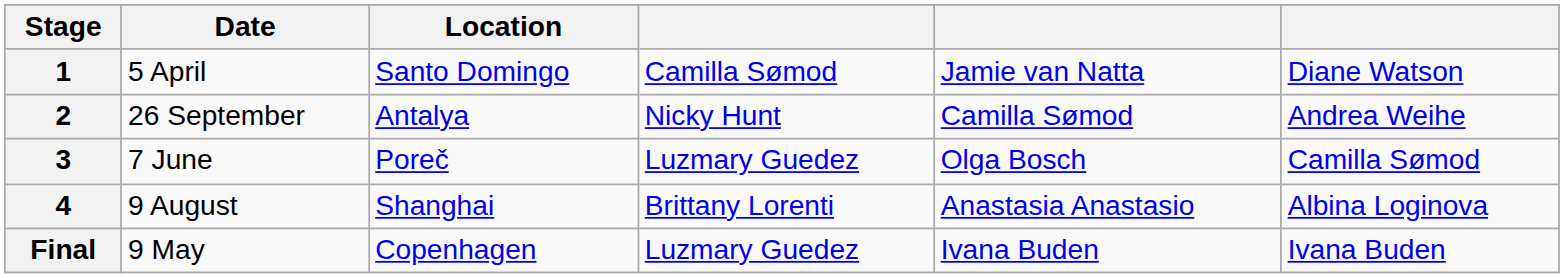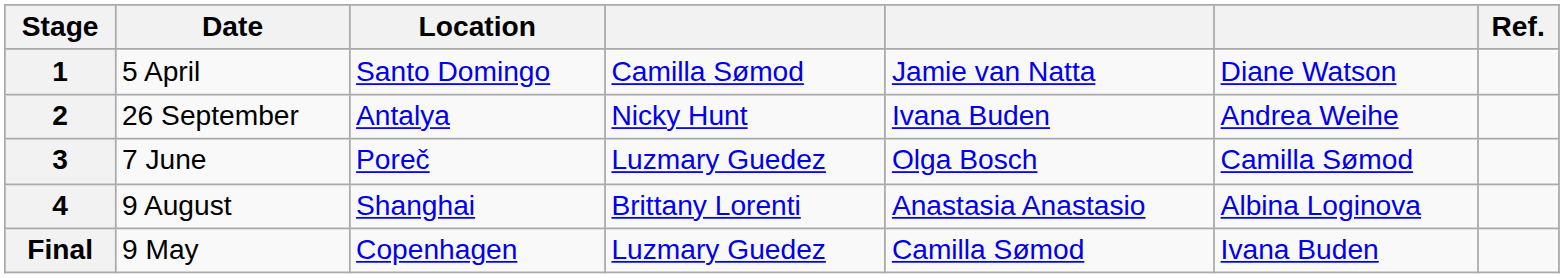+ column: (1518, 26)
(1037, 116) Camilla Sømod -> (971, 116) Ivana Buden
(1020, 250) Ivana Buden -> (988, 250) Camilla Sømod
